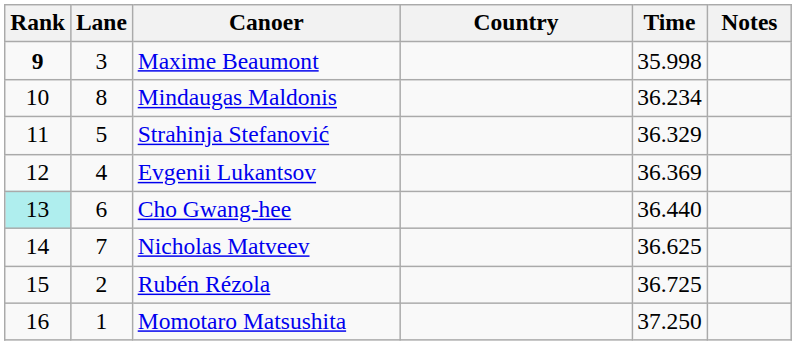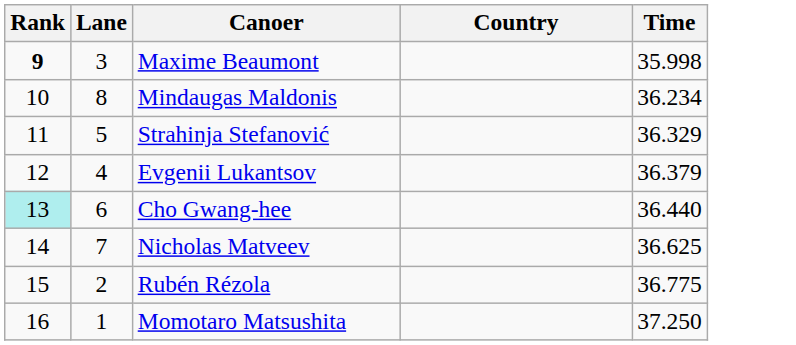- column: (749, 23)
(669, 172) 36.369 -> (669, 172) 36.379
(669, 284) 36.725 -> (669, 284) 36.775
